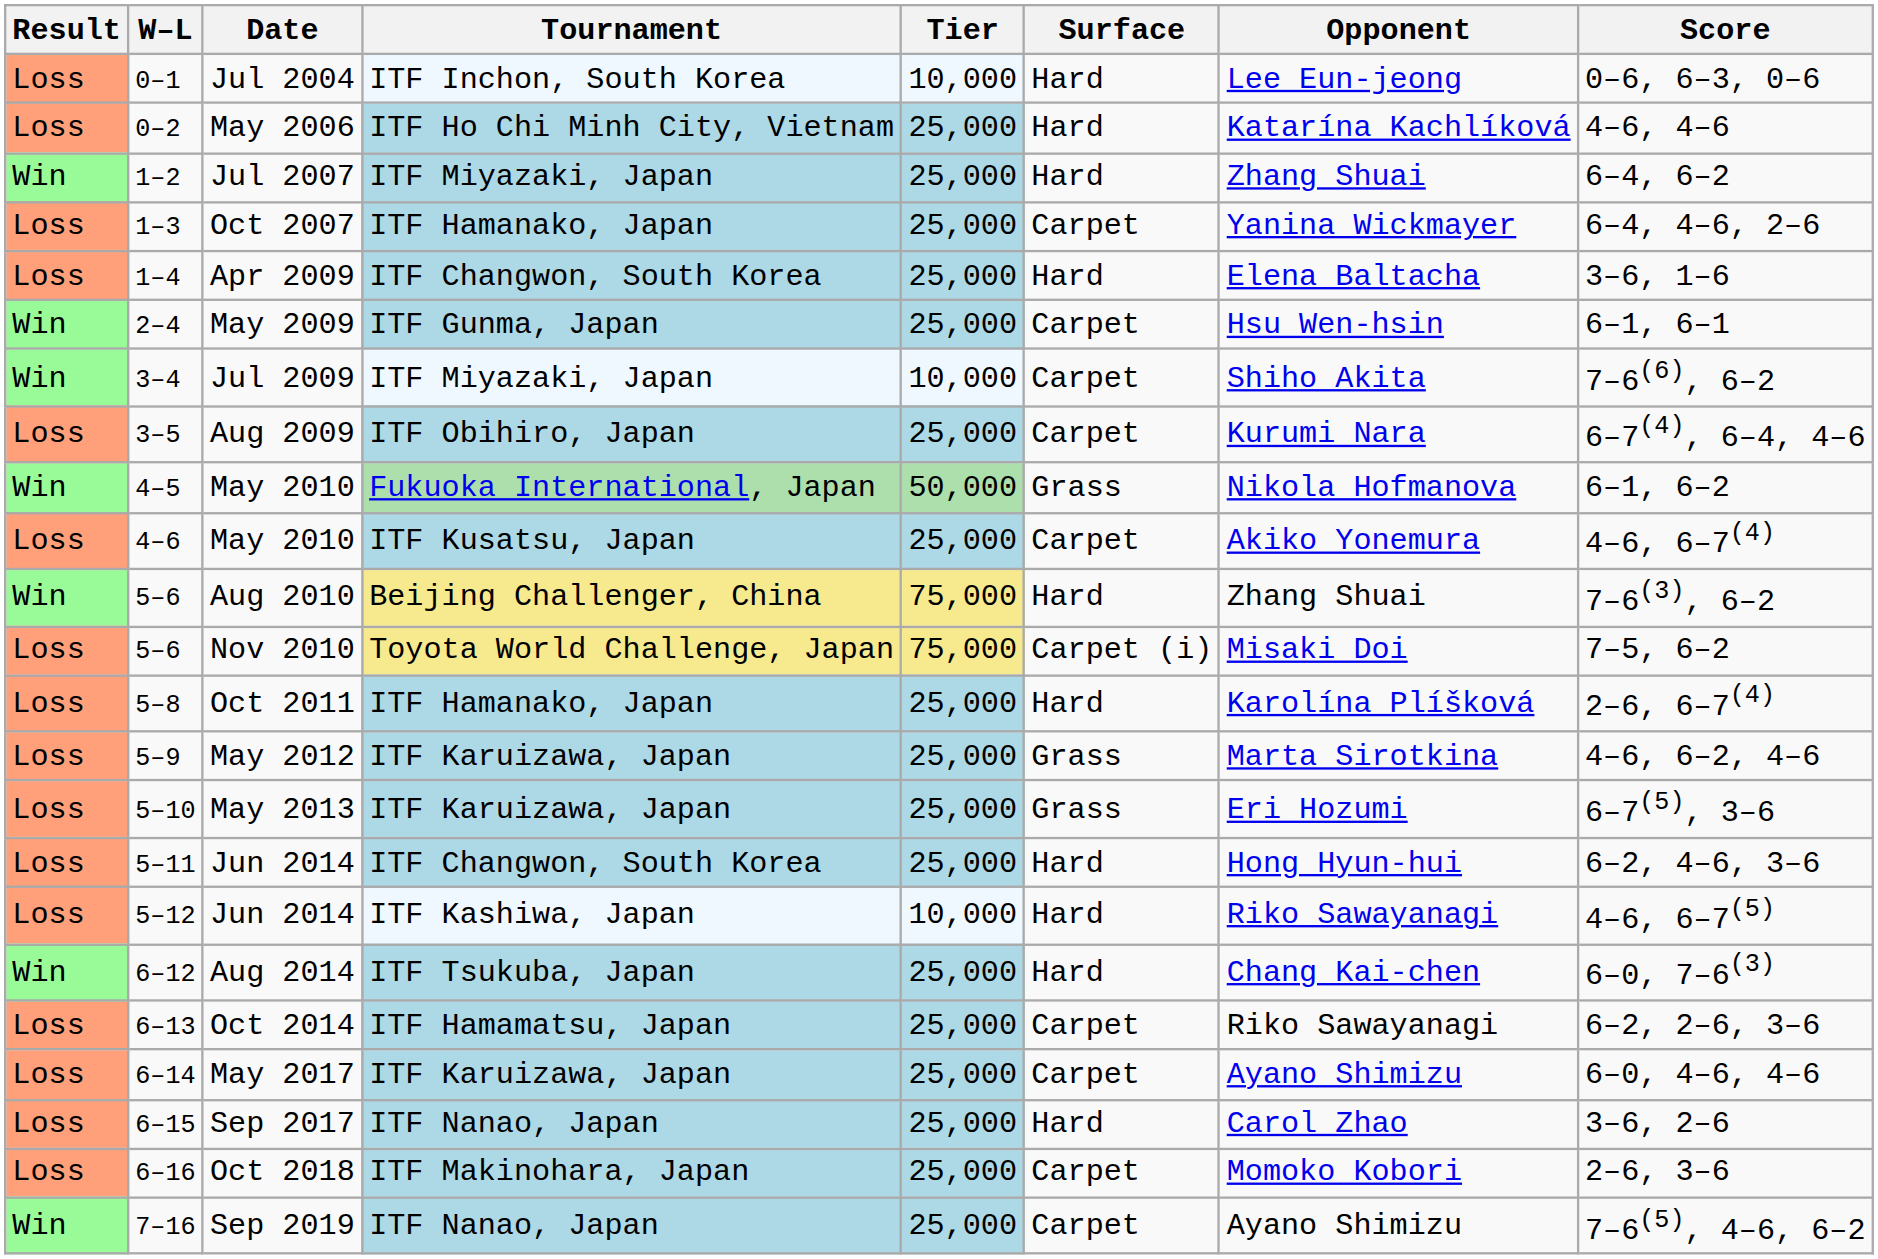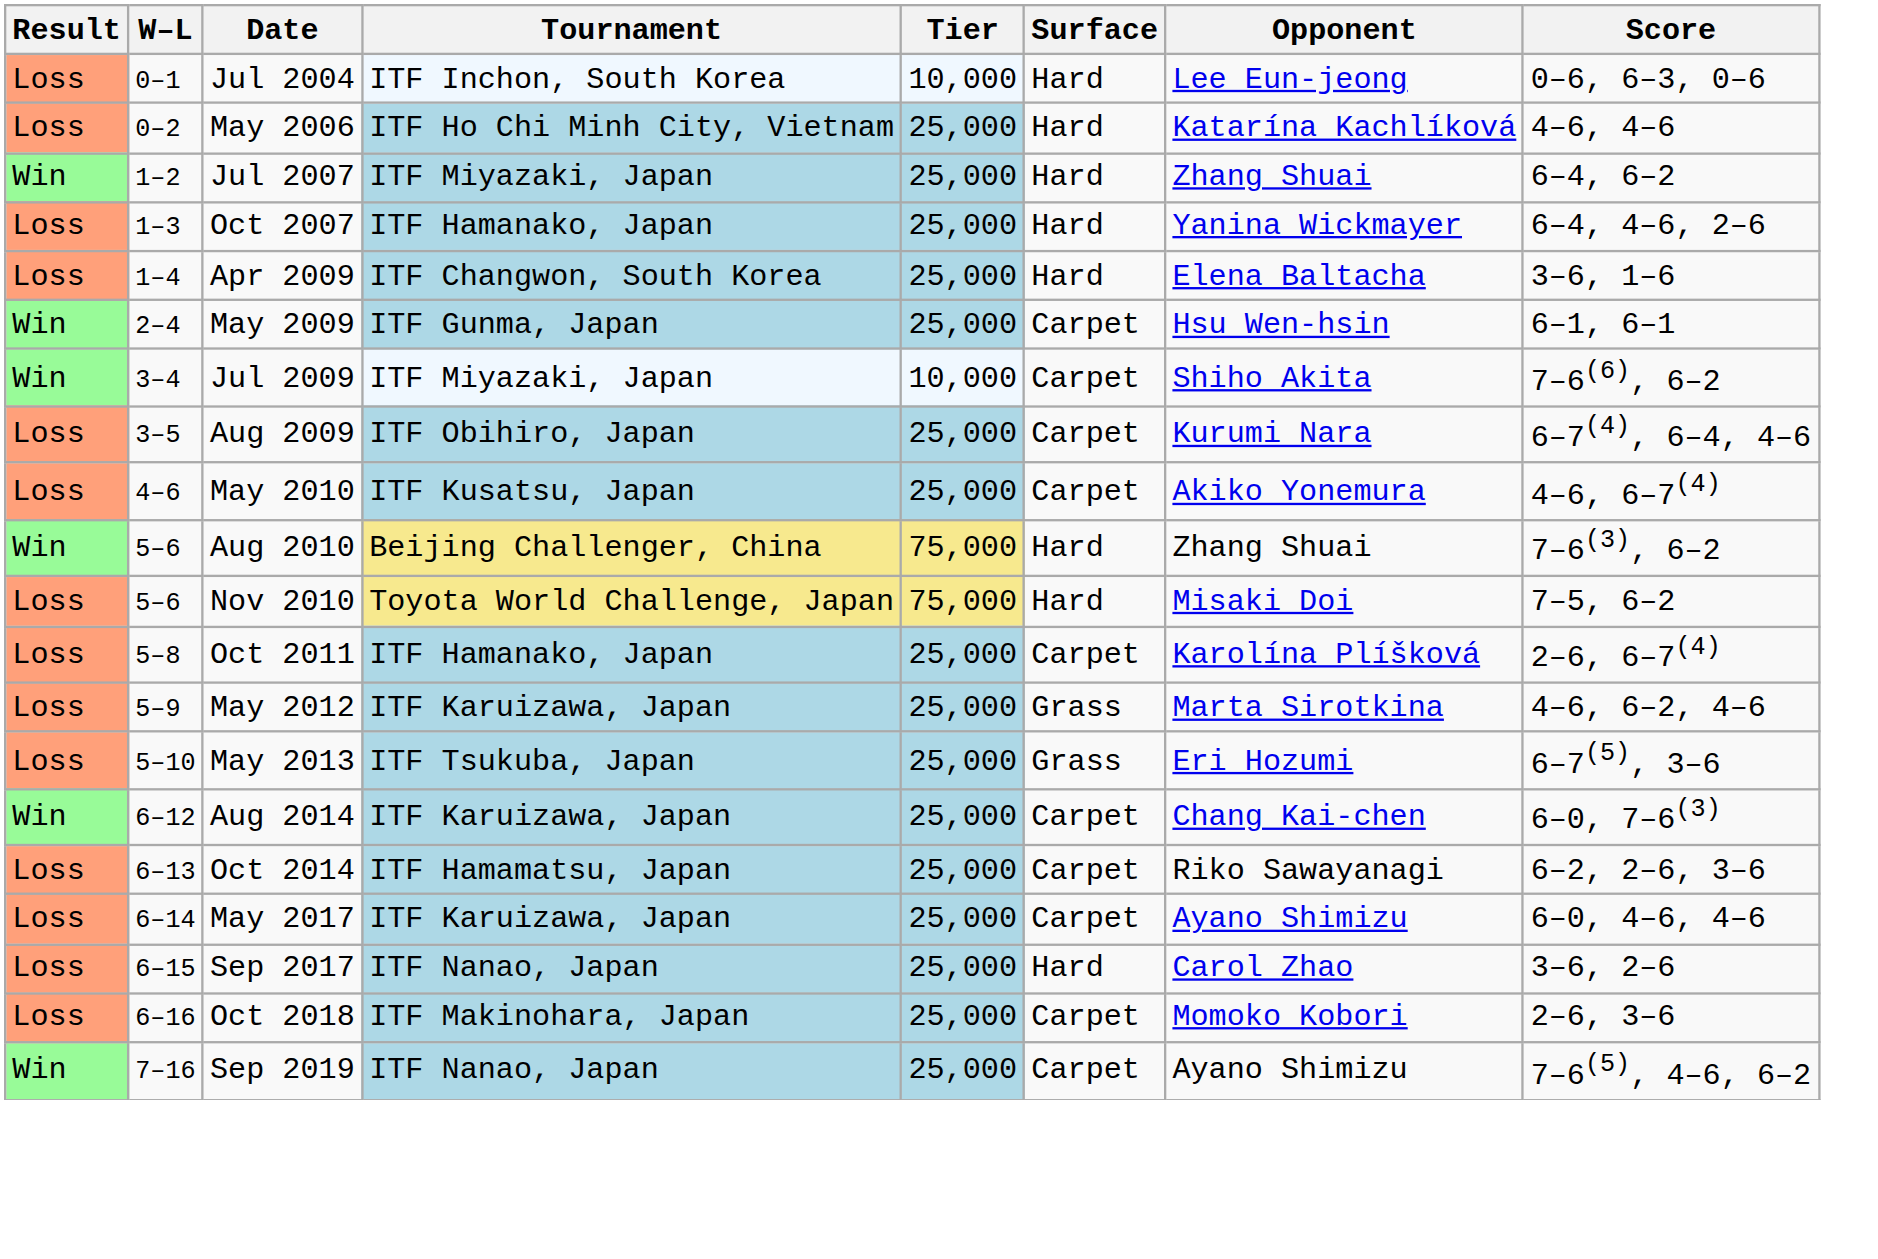(1086, 226) Carpet -> (1068, 226) Hard
- row: (158, 489)
(1122, 650) Carpet (i) -> (1068, 601) Hard
(1068, 703) Hard -> (1086, 654) Carpet
(550, 810) ITF Karuizawa, Japan -> (532, 760) ITF Tsukuba, Japan
- row: (165, 864)
- row: (165, 917)
(532, 972) ITF Tsukuba, Japan -> (550, 817) ITF Karuizawa, Japan
(1068, 972) Hard -> (1086, 817) Carpet
